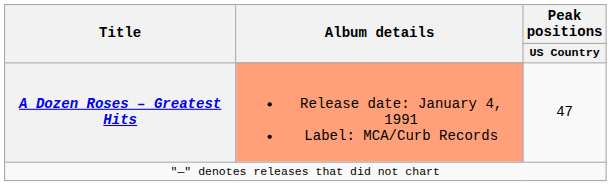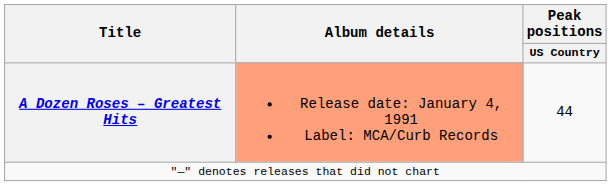(565, 112) 47 -> (565, 112) 44
